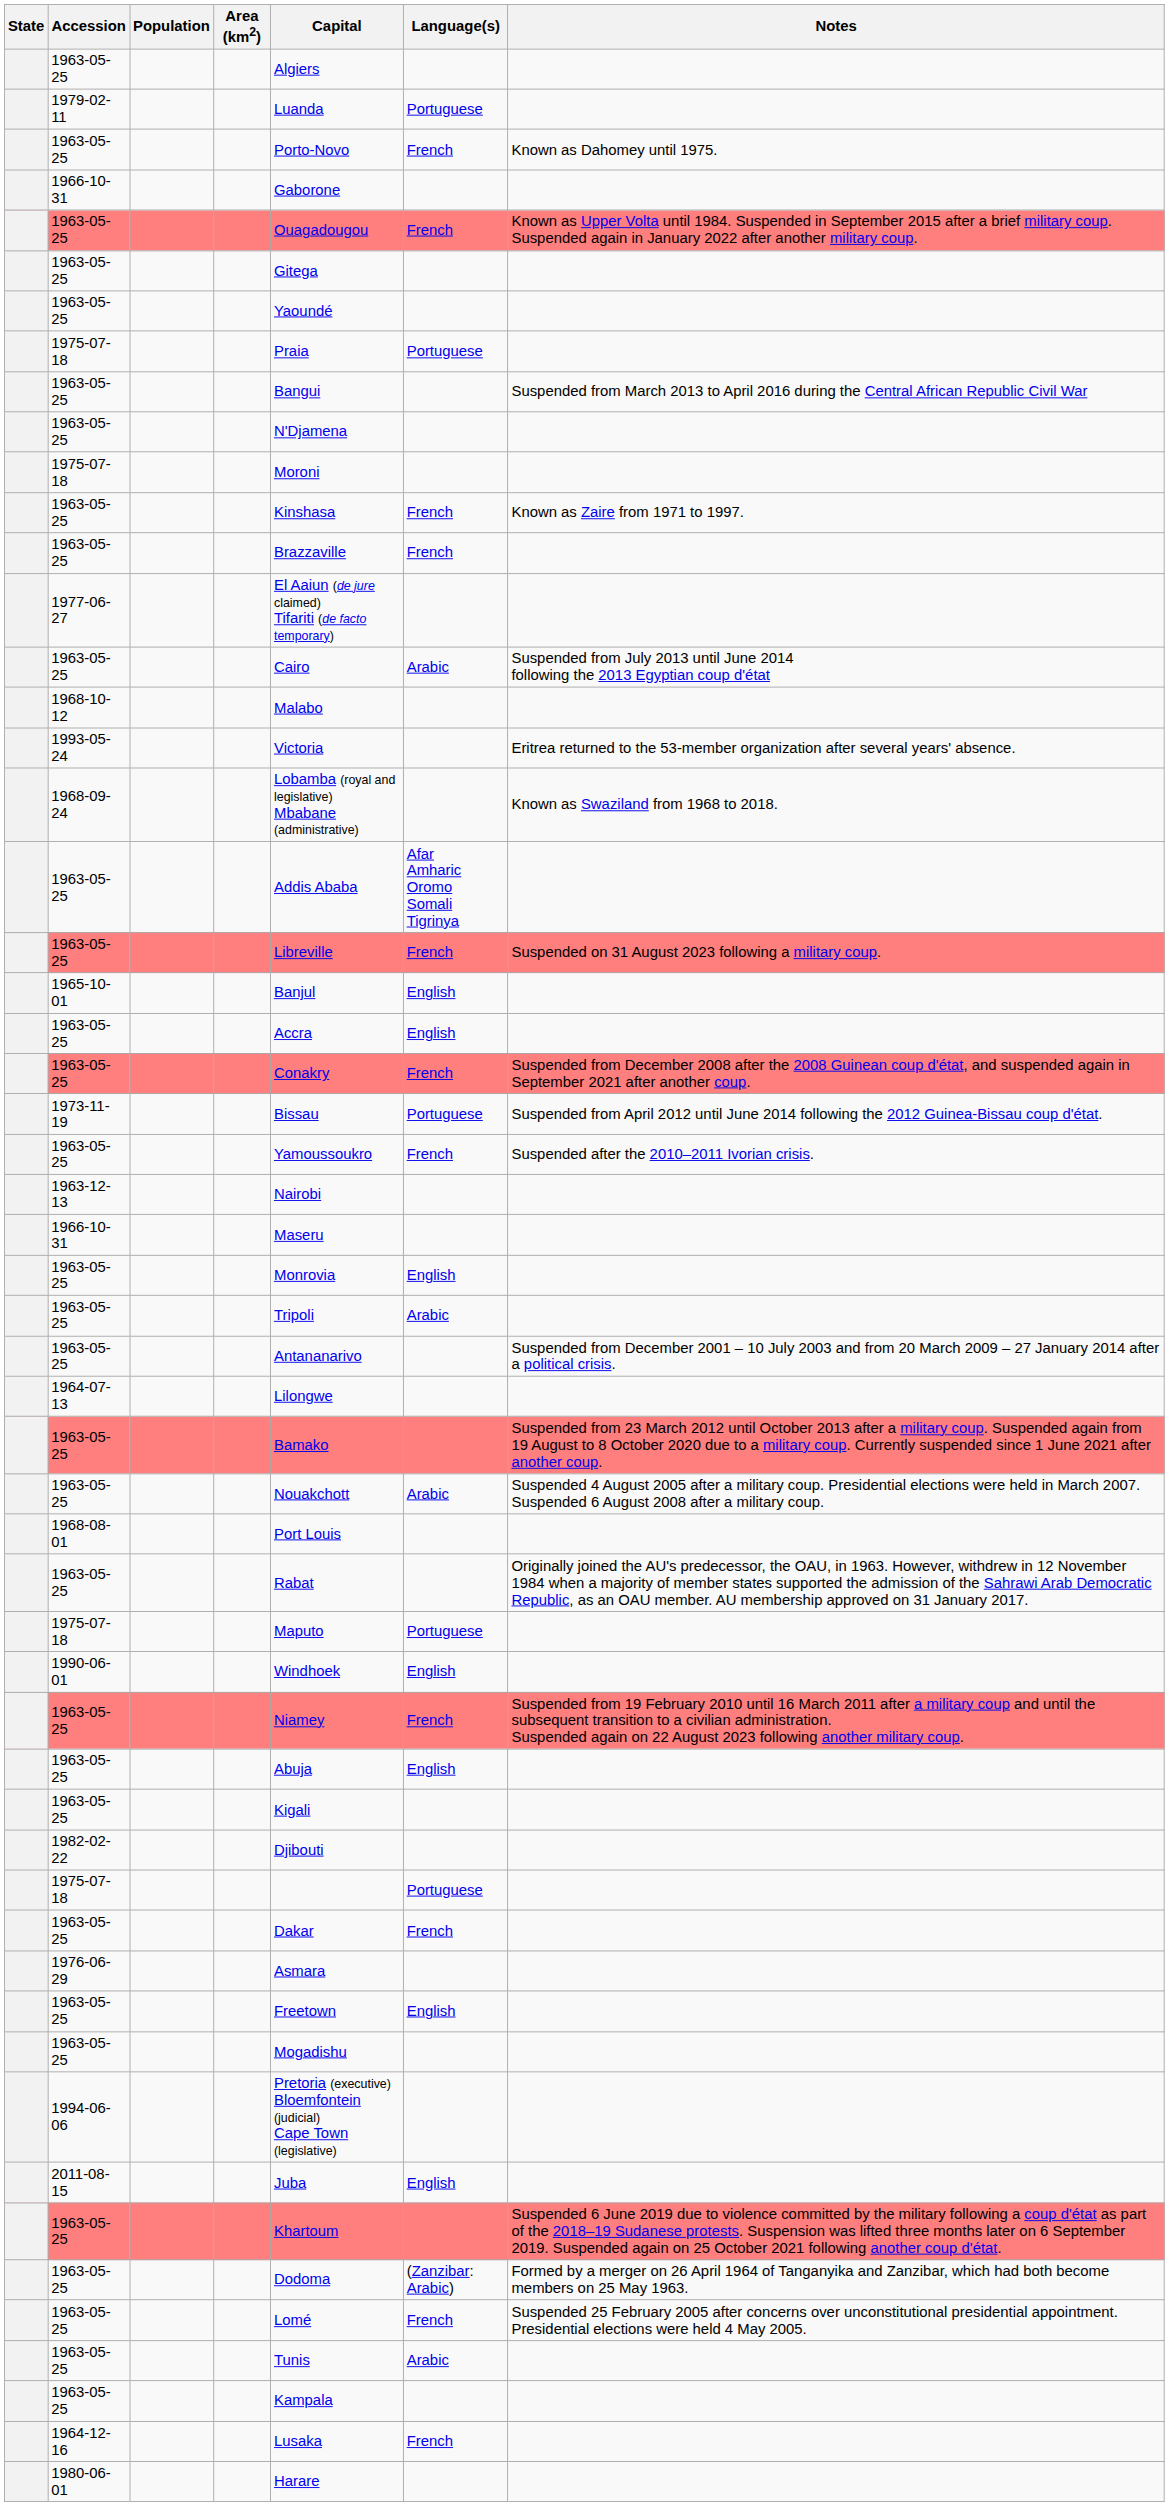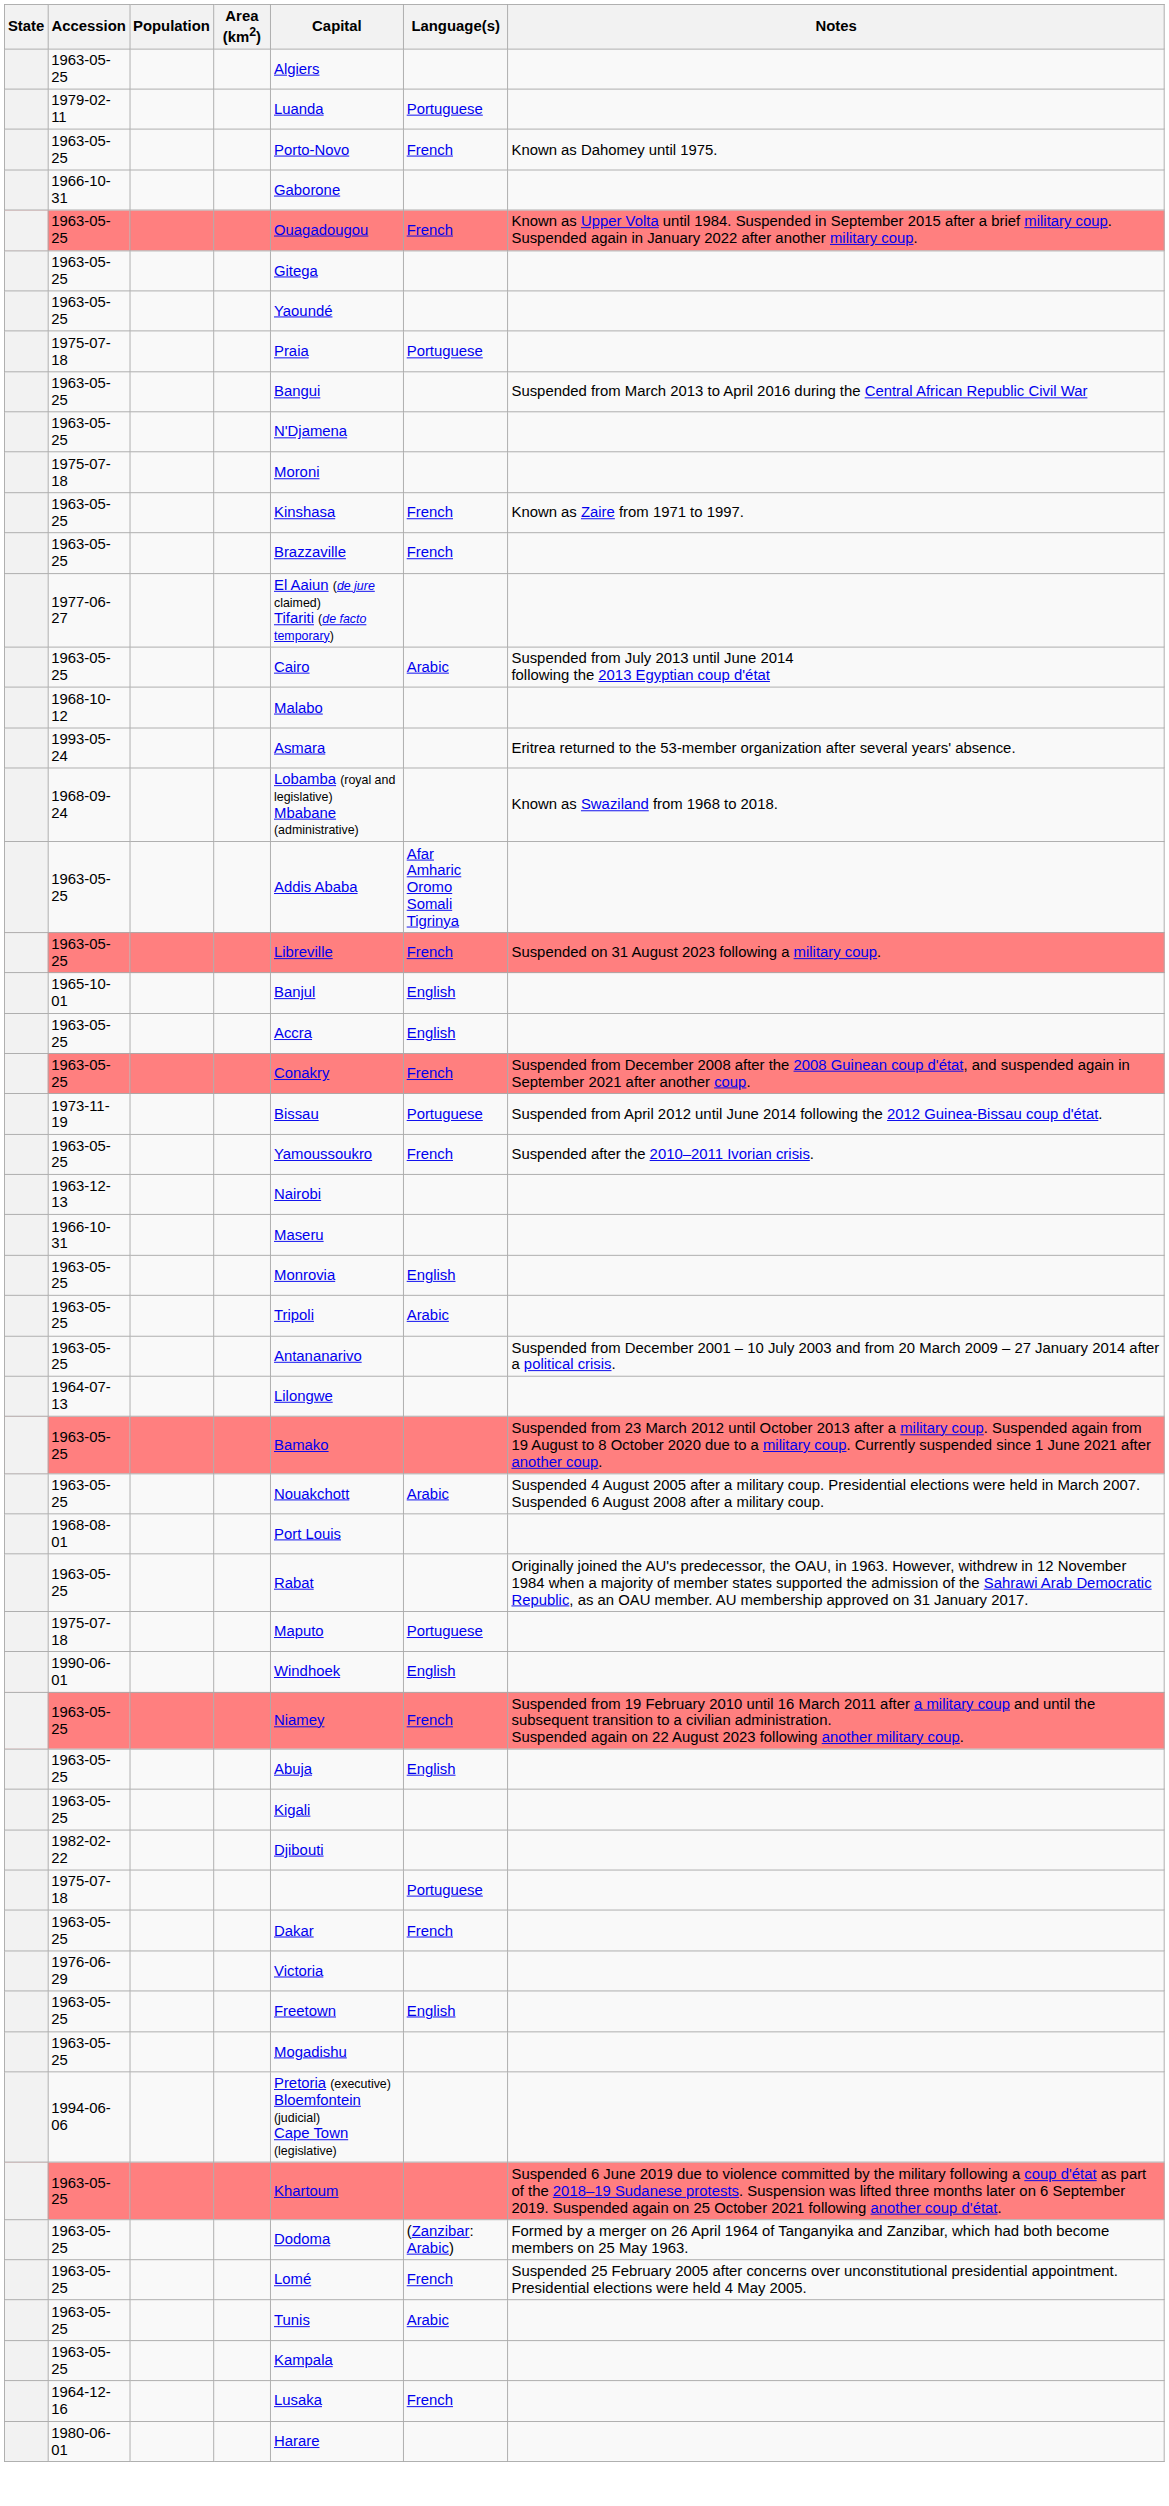(299, 747) Victoria -> (300, 747) Asmara
(300, 1970) Asmara -> (299, 1970) Victoria
- row: (26, 2183)
